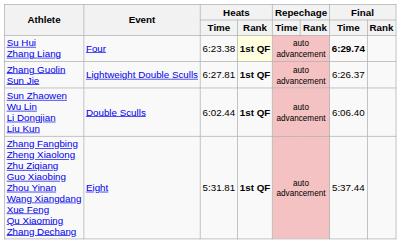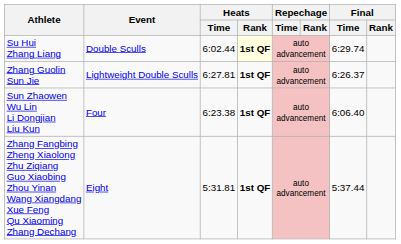(96, 49) Four -> (116, 49) Double Sculls
(219, 49) 6:23.38 -> (219, 49) 6:02.44
(348, 49) bold -> (348, 49) normal
(116, 112) Double Sculls -> (96, 112) Four
(219, 112) 6:02.44 -> (219, 112) 6:23.38
